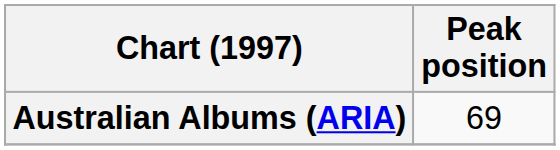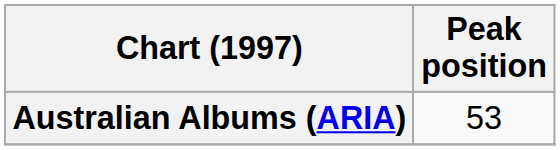(484, 117) 69 -> (484, 117) 53
